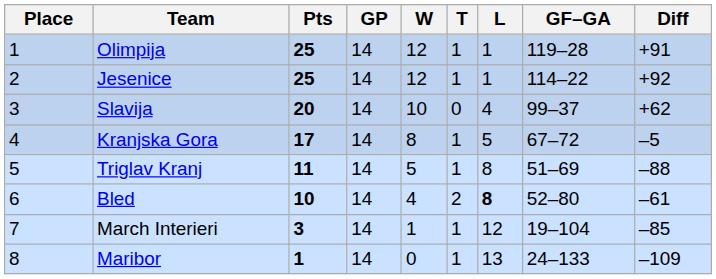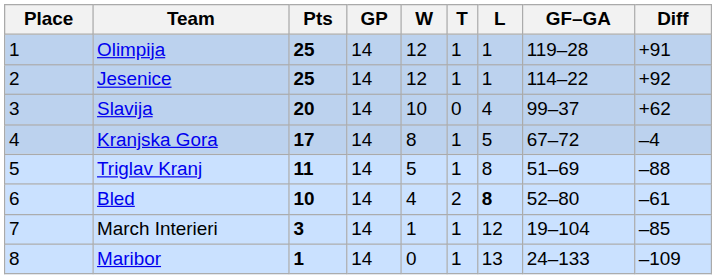(649, 139) –5 -> (649, 139) –4
